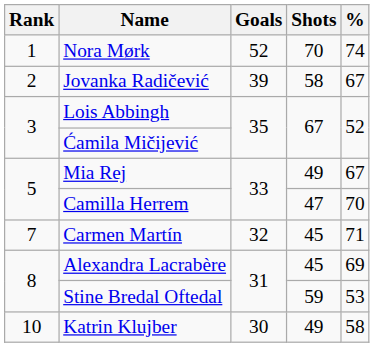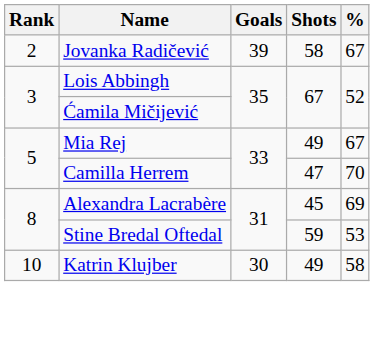- row: (106, 50)
- row: (123, 234)
